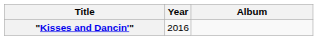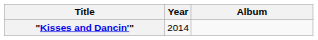(178, 27) 2016 -> (178, 27) 2014
